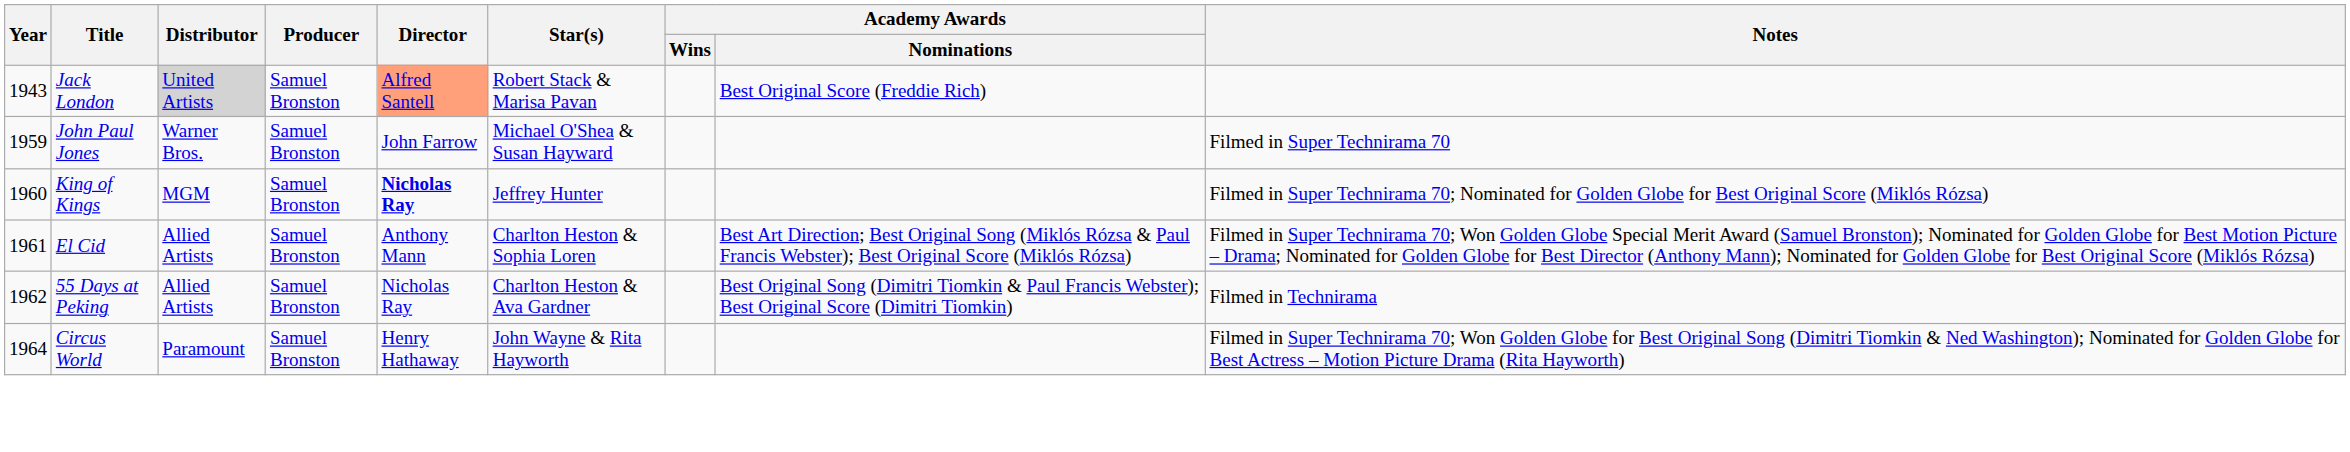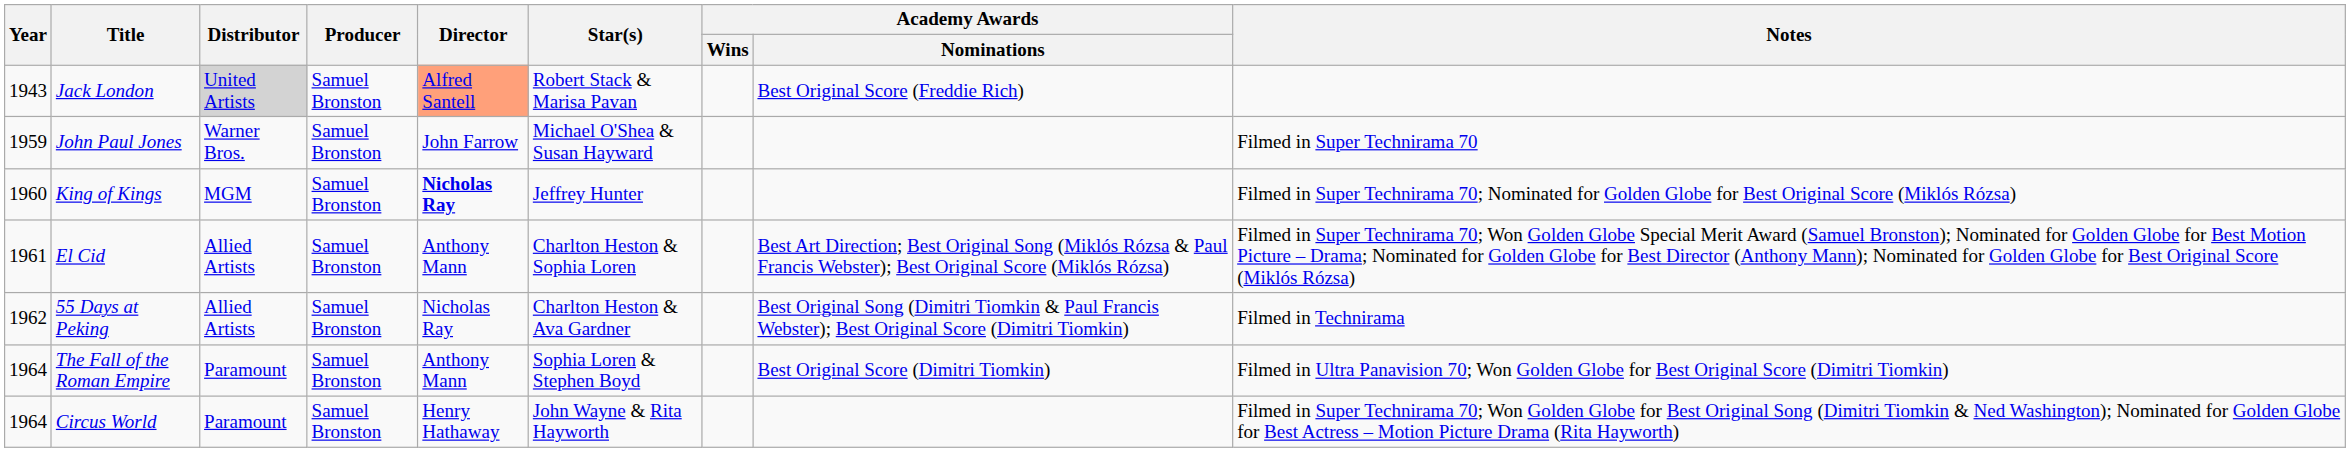+ row: (113, 370)
